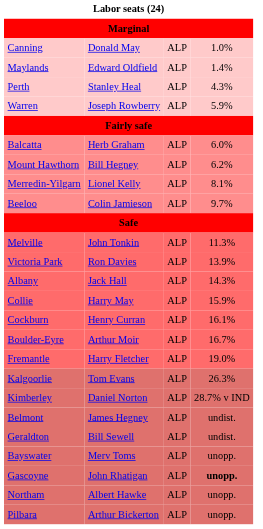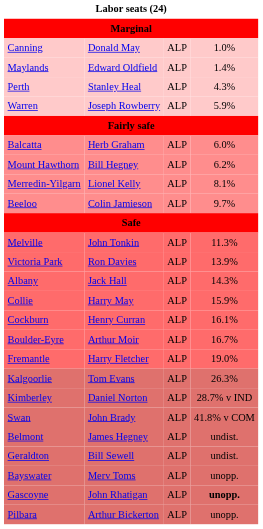+ row: (19, 417)
- row: (26, 495)
